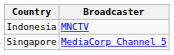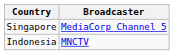rows swapped: (32, 27) <-> (32, 42)
